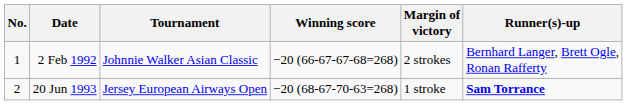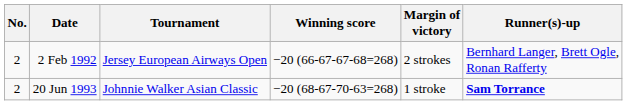(17, 60) 1 -> (17, 60) 2
(180, 60) Johnnie Walker Asian Classic -> (185, 60) Jersey European Airways Open
(185, 89) Jersey European Airways Open -> (180, 89) Johnnie Walker Asian Classic
